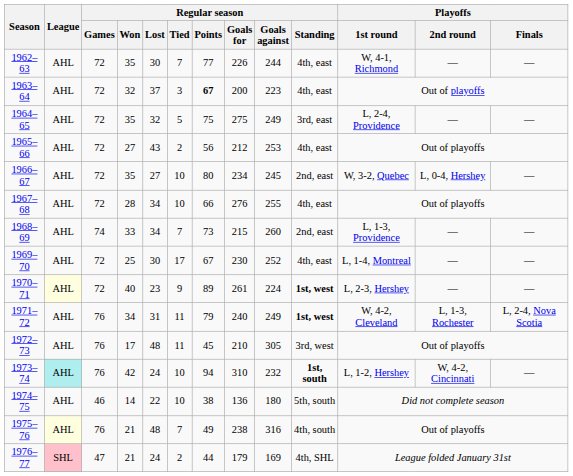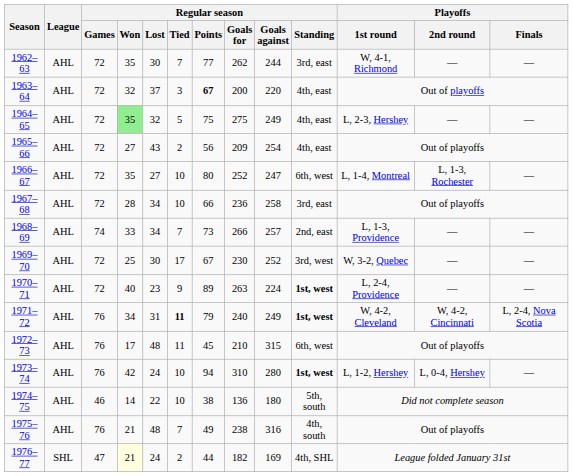(240, 63) 226 -> (240, 63) 262
(315, 63) 4th, east -> (314, 63) 3rd, east
(273, 91) 223 -> (273, 91) 220
(130, 119) no background -> (130, 119) lightgreen background
(315, 119) 3rd, east -> (314, 119) 4th, east
(376, 119) L, 2-4, Providence -> (376, 119) L, 2-3, Hershey
(240, 147) 212 -> (240, 147) 209
(273, 147) 253 -> (273, 147) 254
(240, 176) 234 -> (240, 176) 252
(273, 176) 245 -> (273, 176) 247
(315, 176) 2nd, east -> (314, 176) 6th, west
(376, 176) W, 3-2, Quebec -> (376, 176) L, 1-4, Montreal
(453, 176) L, 0-4, Hershey -> (452, 176) L, 1-3, Rochester
(240, 204) 276 -> (240, 204) 236
(273, 204) 255 -> (273, 204) 258
(315, 204) 4th, east -> (314, 204) 3rd, east
(240, 232) 215 -> (240, 232) 266
(273, 232) 260 -> (273, 232) 257
(315, 260) 4th, east -> (314, 260) 3rd, west
(376, 260) L, 1-4, Montreal -> (376, 260) W, 3-2, Quebec
(63, 288) lightyellow background -> (63, 288) no background
(240, 288) 261 -> (240, 288) 263
(376, 288) L, 2-3, Hershey -> (376, 288) L, 2-4, Providence
(180, 317) normal -> (180, 317) bold
(453, 317) L, 1-3, Rochester -> (452, 317) W, 4-2, Cincinnati
(273, 345) 305 -> (273, 345) 315
(315, 345) 3rd, west -> (314, 345) 6th, west
(63, 373) paleturquoise background -> (63, 373) no background
(273, 373) 232 -> (273, 373) 280
(315, 373) 1st, south -> (314, 373) 1st, west
(453, 373) W, 4-2, Cincinnati -> (452, 373) L, 0-4, Hershey
(63, 429) lightyellow background -> (63, 429) no background
(63, 457) pink background -> (63, 457) no background
(130, 457) no background -> (130, 457) lightyellow background
(240, 457) 179 -> (240, 457) 182
